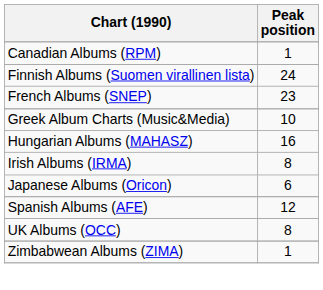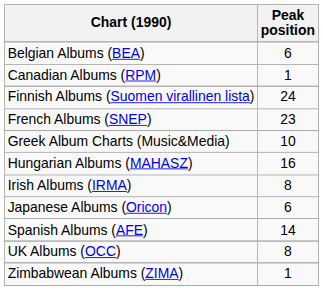+ row: (76, 53)
(288, 207) 12 -> (288, 229) 14
